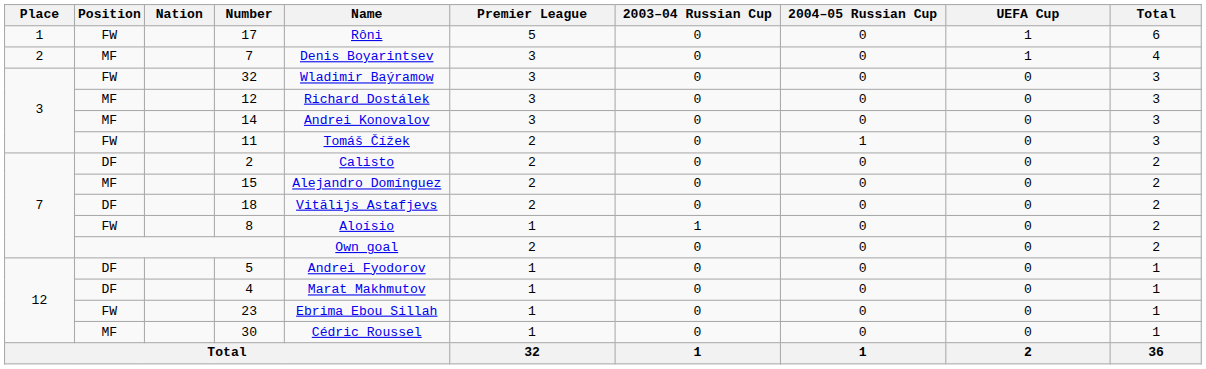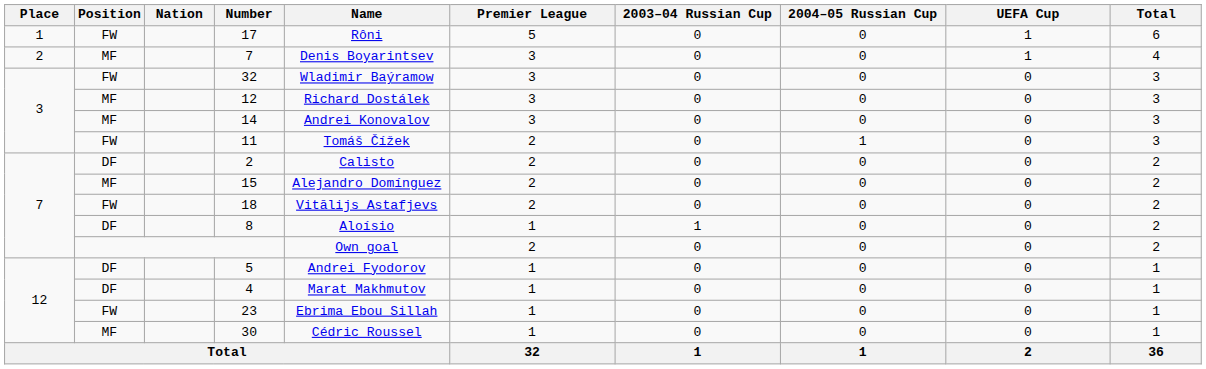(109, 206) DF -> (109, 206) FW
(109, 227) FW -> (109, 227) DF
